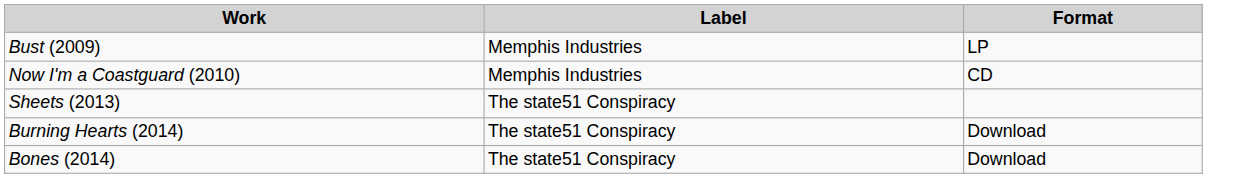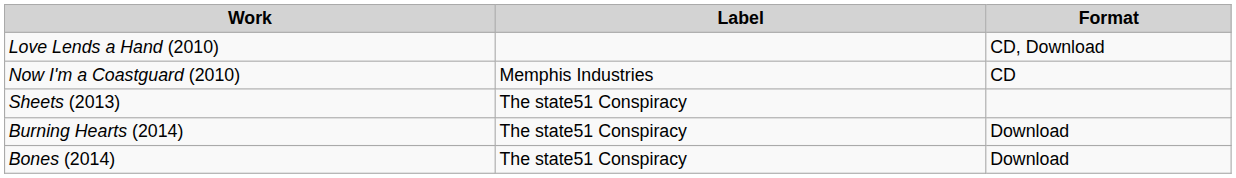- row: (55, 46)
+ row: (114, 46)
